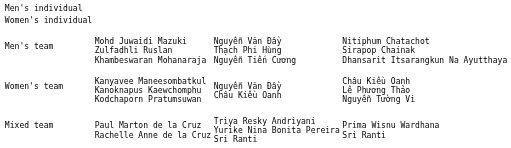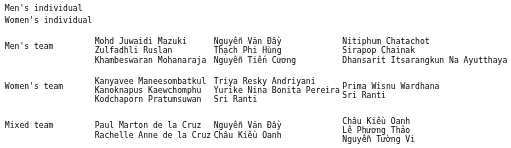(248, 90) Nguyễn Văn Đầy Châu Kiều Oanh -> (277, 90) Triya Resky Andriyani Yurike Nina Bonita Pereira Sri Ranti
(379, 90) Châu Kiều Oanh Lê Phương Thảo Nguyễn Tường Vi -> (391, 90) Prima Wisnu Wardhana Sri Ranti
(277, 130) Triya Resky Andriyani Yurike Nina Bonita Pereira Sri Ranti -> (248, 130) Nguyễn Văn Đầy Châu Kiều Oanh
(391, 130) Prima Wisnu Wardhana Sri Ranti -> (379, 130) Châu Kiều Oanh Lê Phương Thảo Nguyễn Tường Vi
